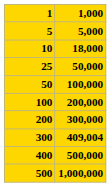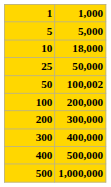(85, 84) 100,000 -> (85, 84) 100,002
(85, 137) 409,004 -> (85, 137) 400,000
